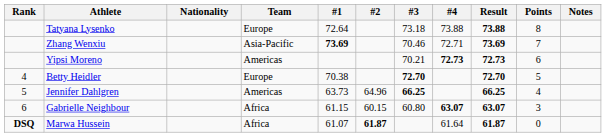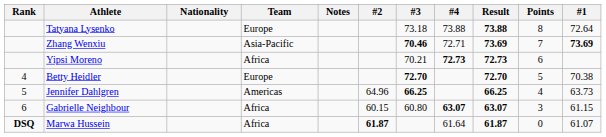columns swapped: (337, 12) <-> (581, 12)
(414, 44) normal -> (416, 44) bold
(263, 60) Americas -> (256, 60) Africa
